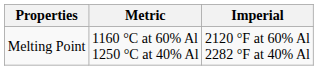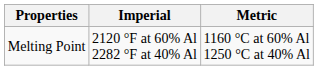columns swapped: (145, 15) <-> (258, 15)
